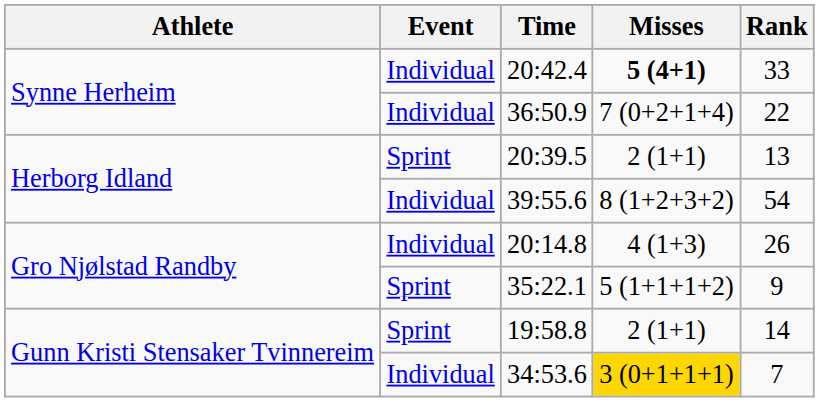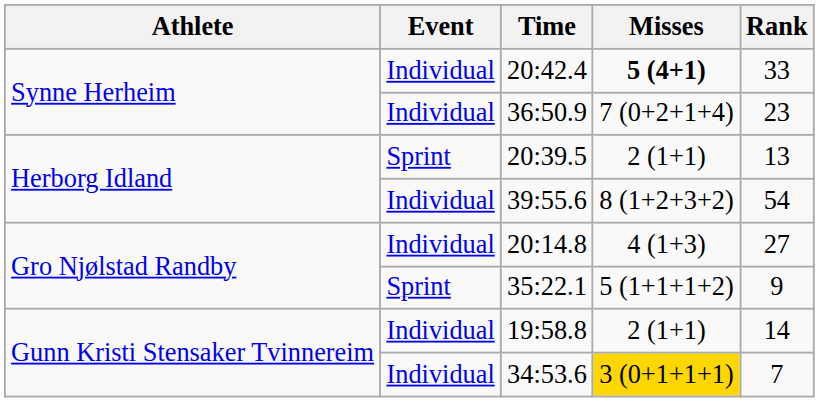(777, 113) 22 -> (777, 113) 23
(777, 243) 26 -> (777, 243) 27
(419, 330) Sprint -> (441, 330) Individual
